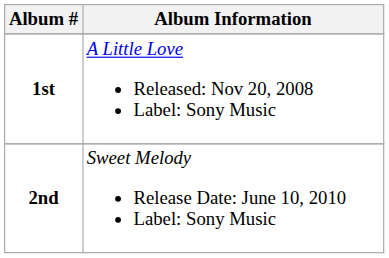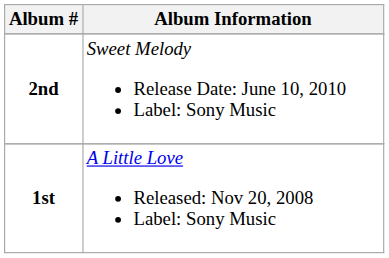rows swapped: (43, 88) <-> (43, 198)
